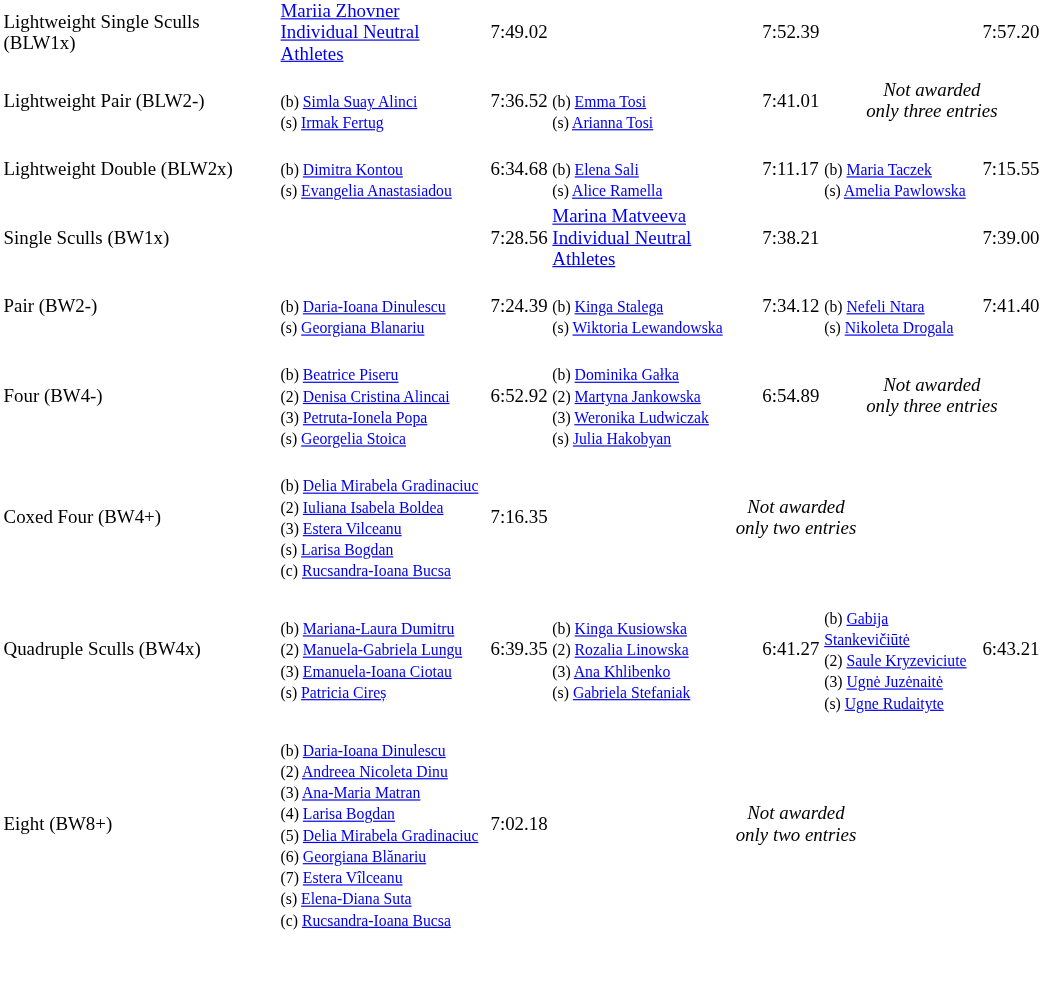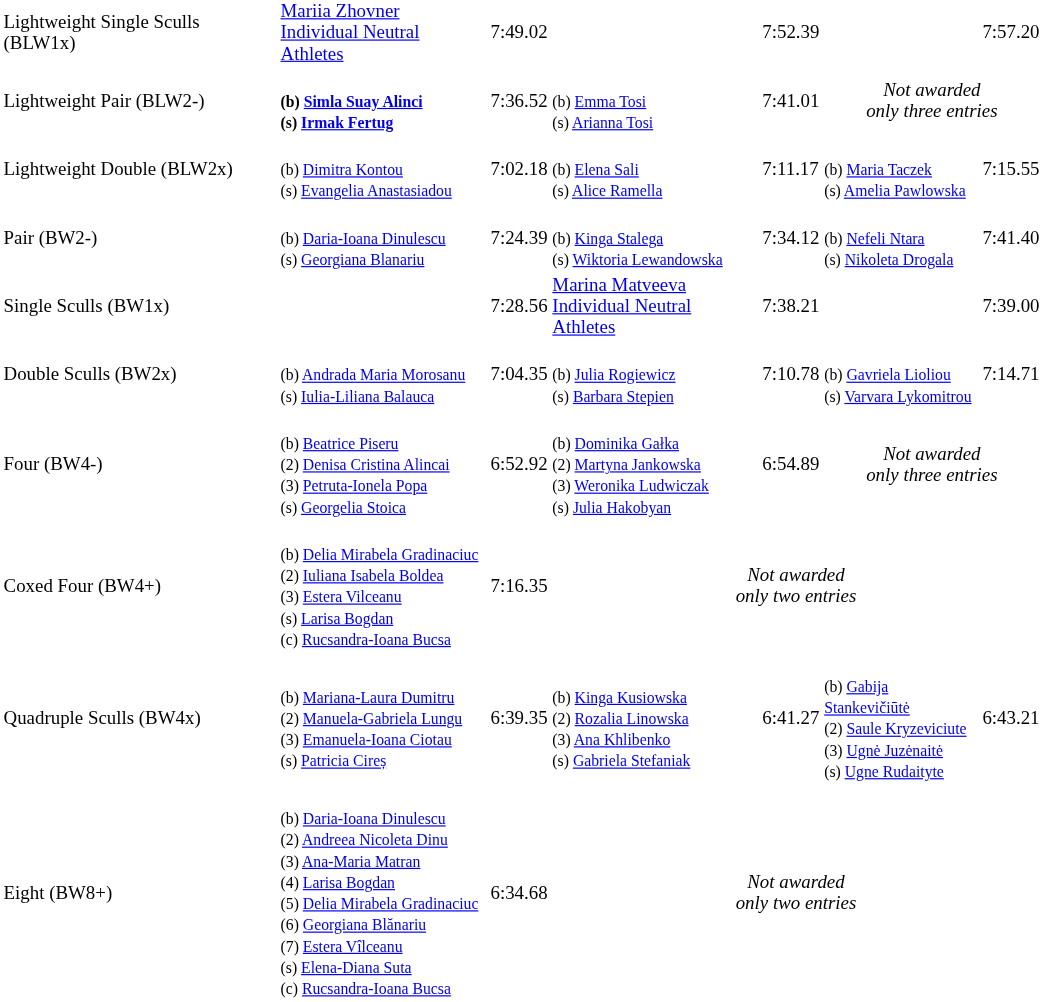(349, 112) normal -> (352, 111) bold
(519, 169) 6:34.68 -> (519, 169) 7:02.18
rows swapped: (86, 237) <-> (50, 306)
+ row: (90, 374)
(519, 824) 7:02.18 -> (519, 892) 6:34.68
